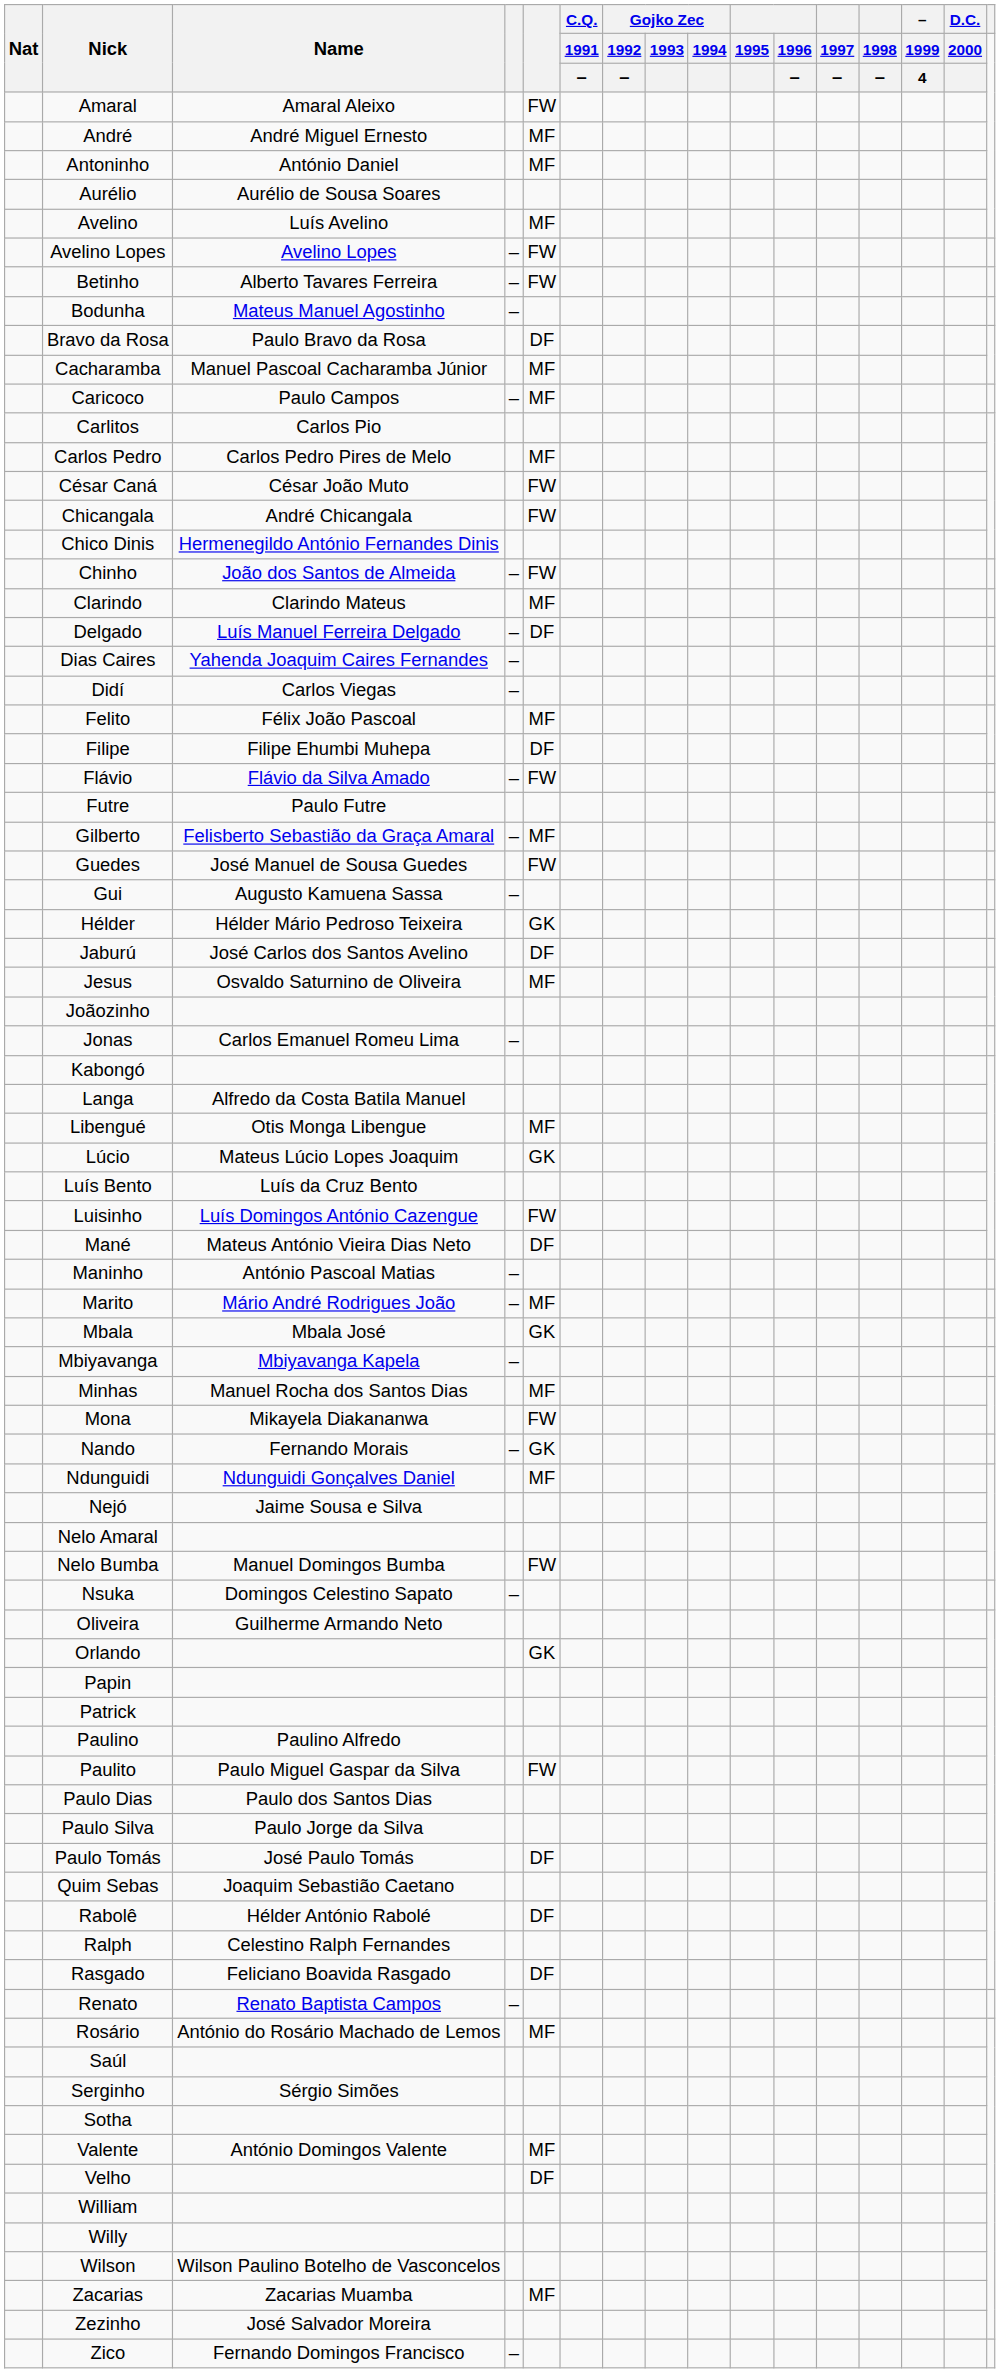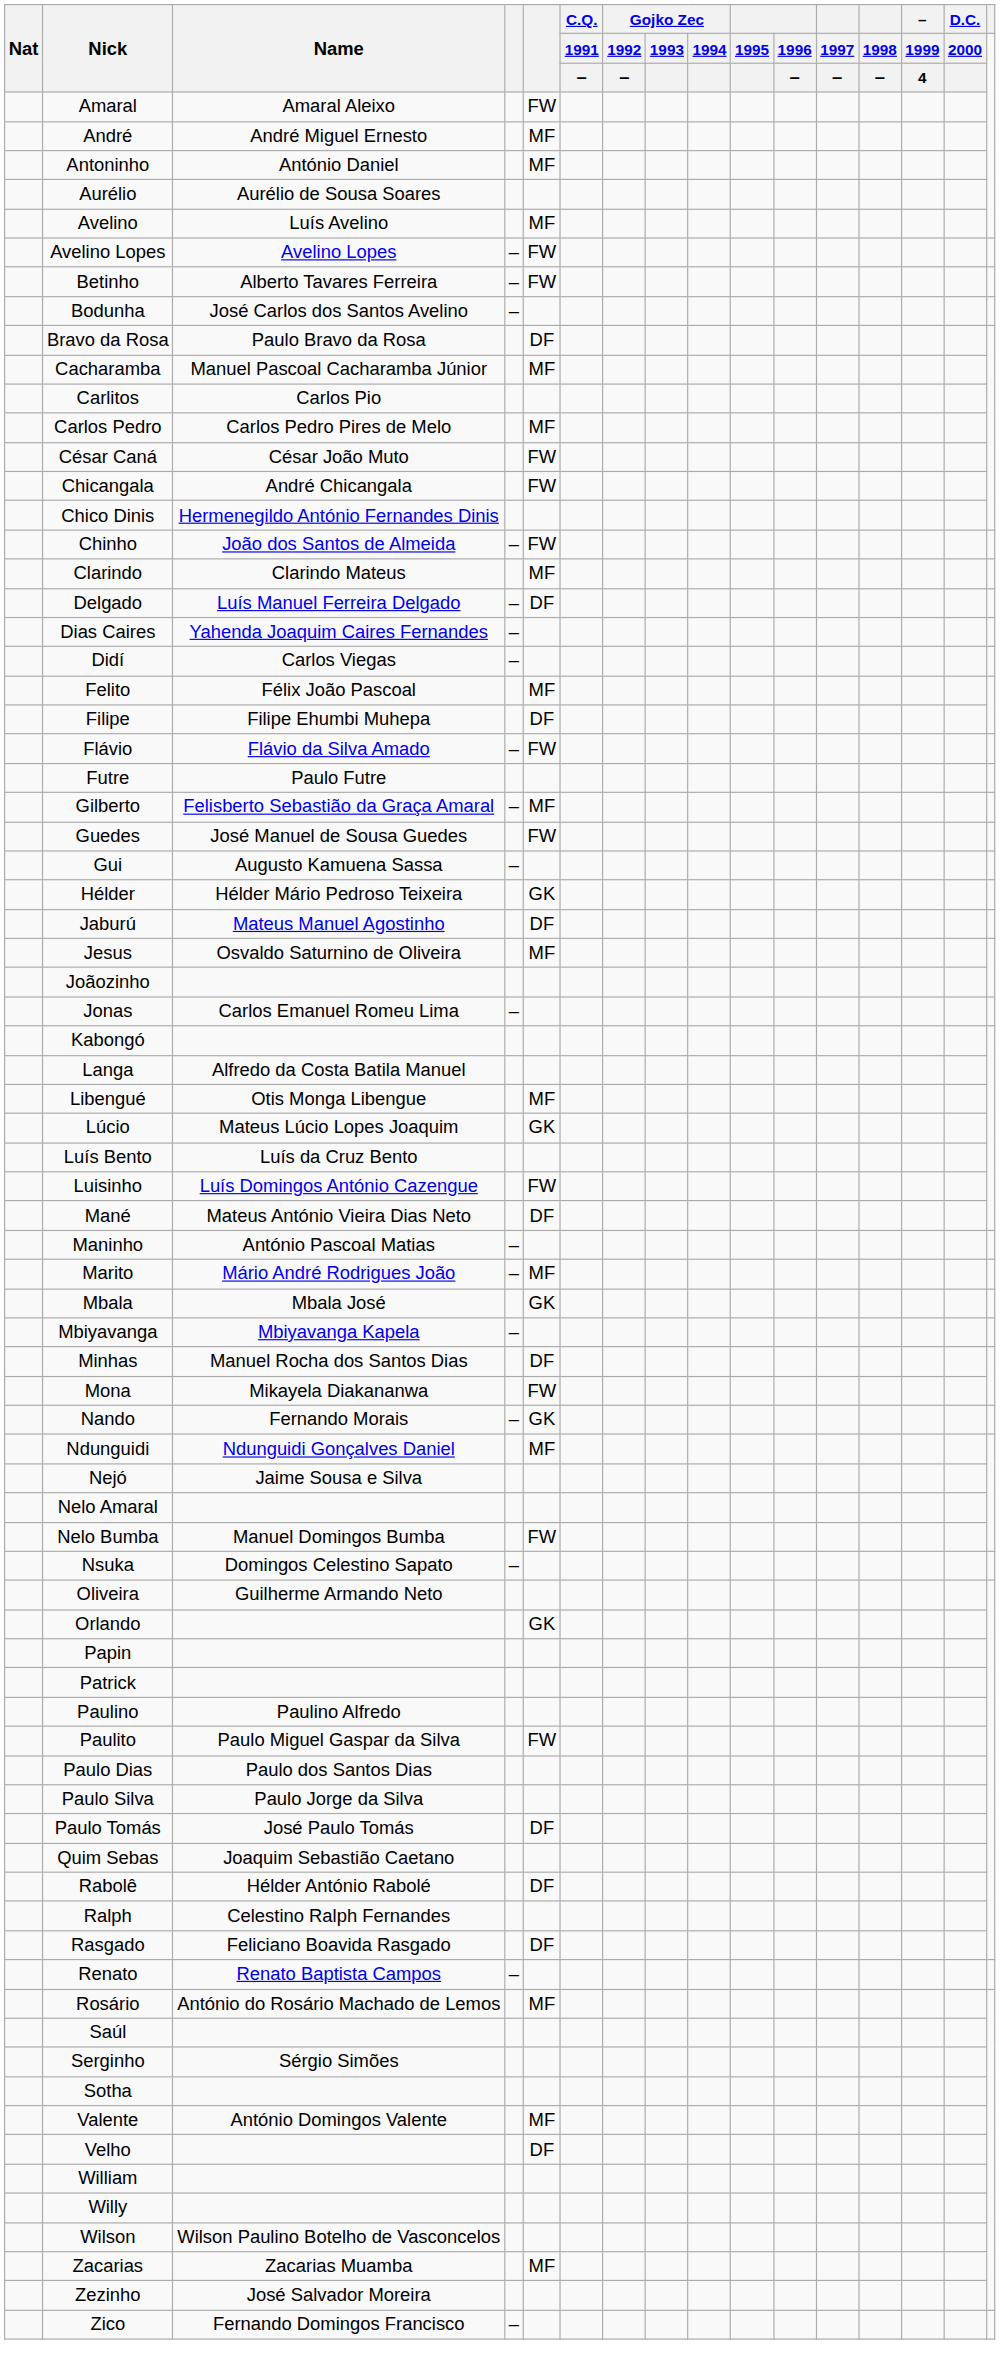(339, 310) Mateus Manuel Agostinho -> (339, 310) José Carlos dos Santos Avelino
- row: (108, 398)
(339, 952) José Carlos dos Santos Avelino -> (339, 923) Mateus Manuel Agostinho
(542, 1390) MF -> (542, 1361) DF
